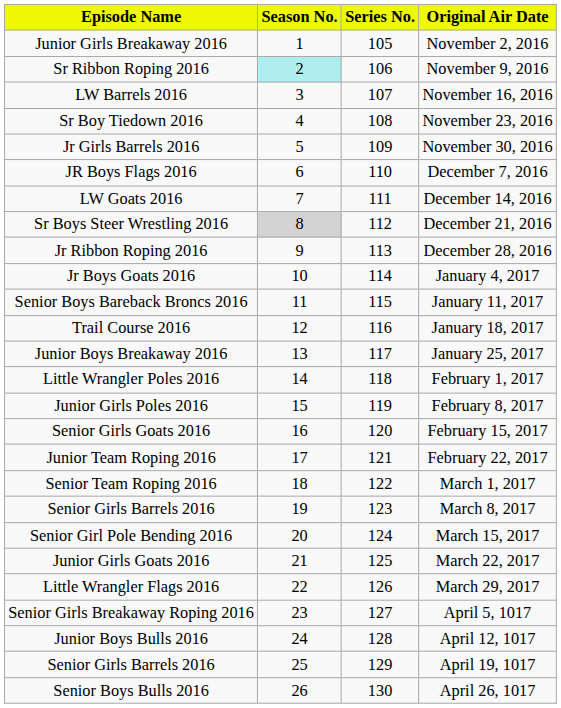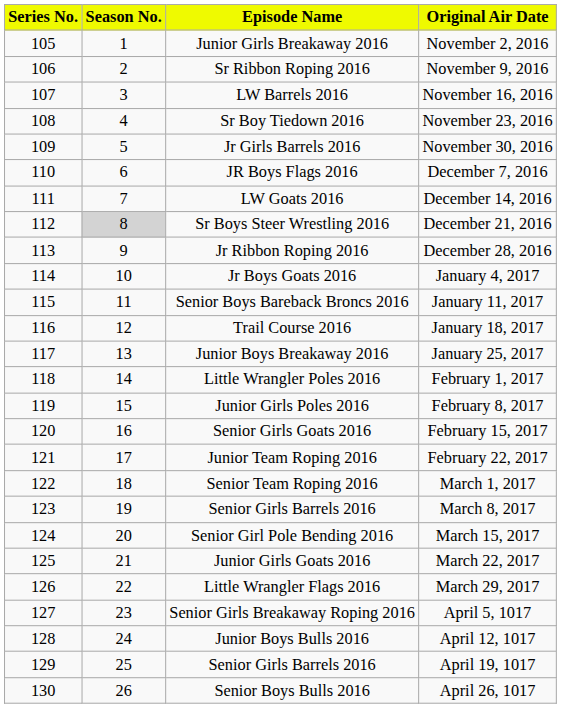columns swapped: (380, 17) <-> (131, 17)
(300, 69) paleturquoise background -> (124, 69) no background
